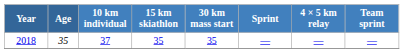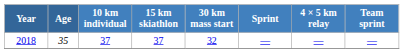(159, 40) 35 -> (159, 40) 37
(212, 40) 35 -> (212, 40) 32
